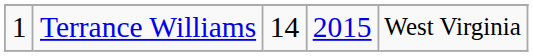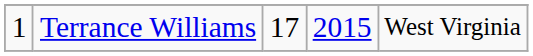(284, 27) 14 -> (284, 27) 17
